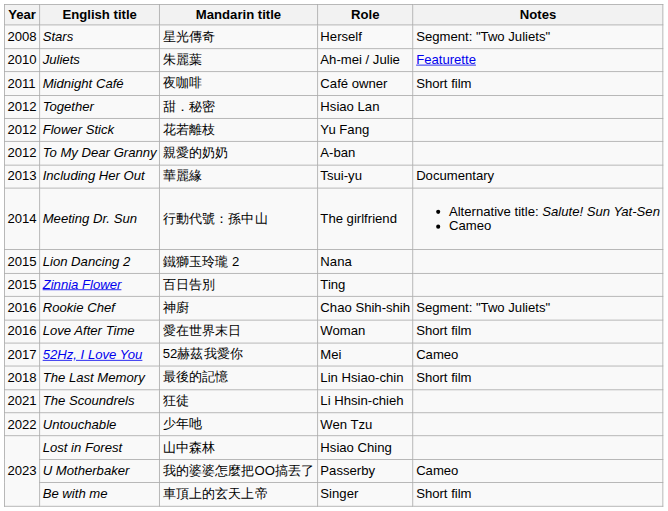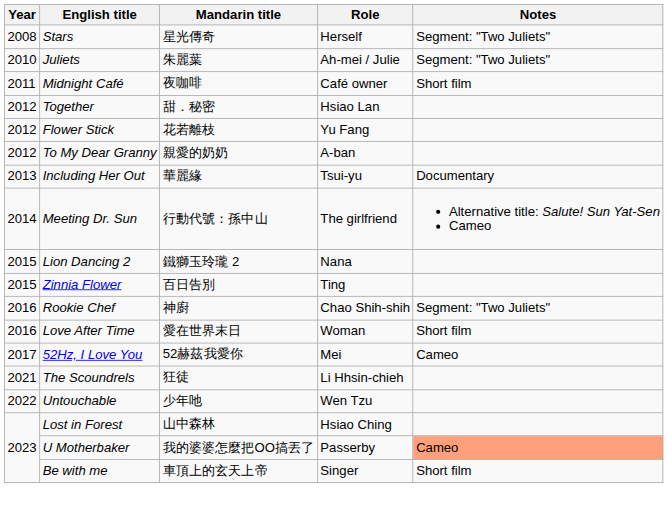(446, 60) Featurette -> (483, 60) Segment: "Two Juliets"
- row: (94, 377)
(437, 471) no background -> (437, 447) lightsalmon background
